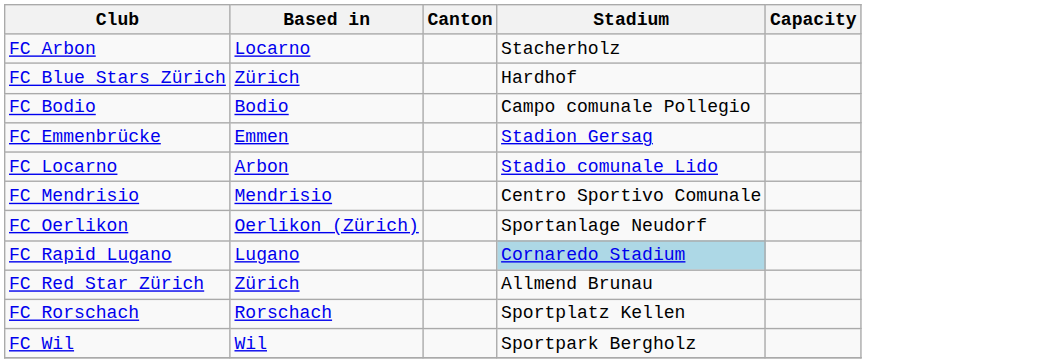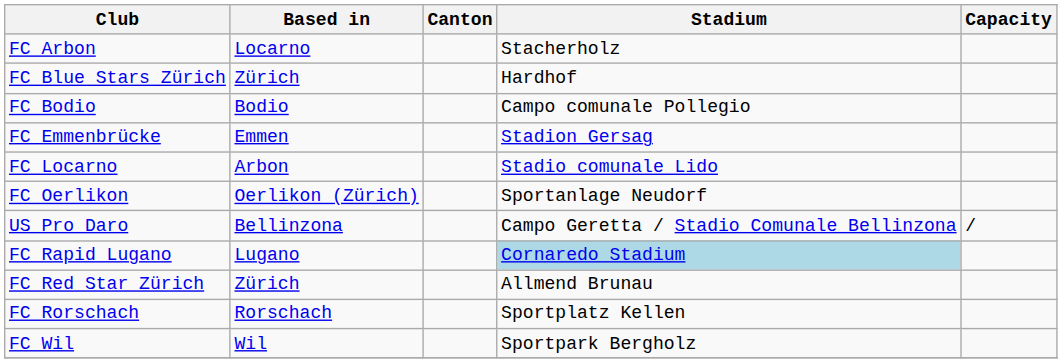- row: (74, 196)
+ row: (69, 226)
